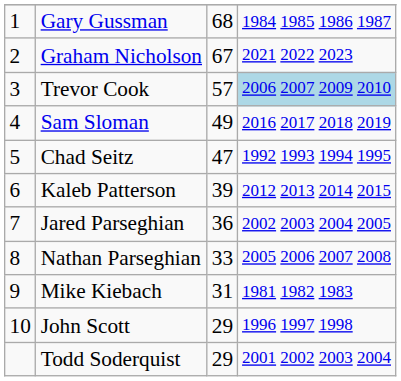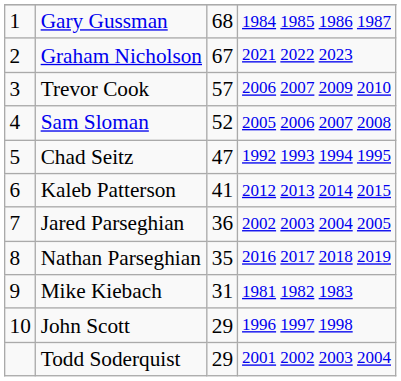(317, 88) lightblue background -> (317, 88) no background
(222, 122) 49 -> (222, 122) 52
(317, 122) 2016 2017 2018 2019 -> (317, 122) 2005 2006 2007 2008
(222, 190) 39 -> (222, 190) 41
(222, 257) 33 -> (222, 257) 35
(317, 257) 2005 2006 2007 2008 -> (317, 257) 2016 2017 2018 2019
